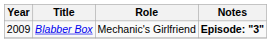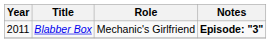(19, 29) 2009 -> (18, 29) 2011
